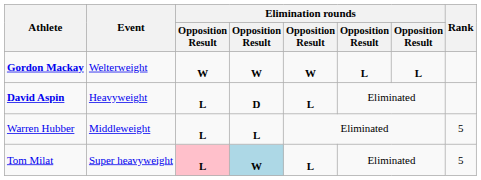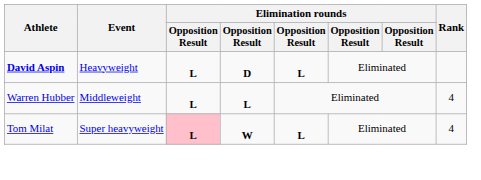- row: (45, 67)
(461, 129) 5 -> (451, 98) 4
(257, 167) lightblue background -> (247, 136) no background
(461, 160) 5 -> (451, 129) 4
